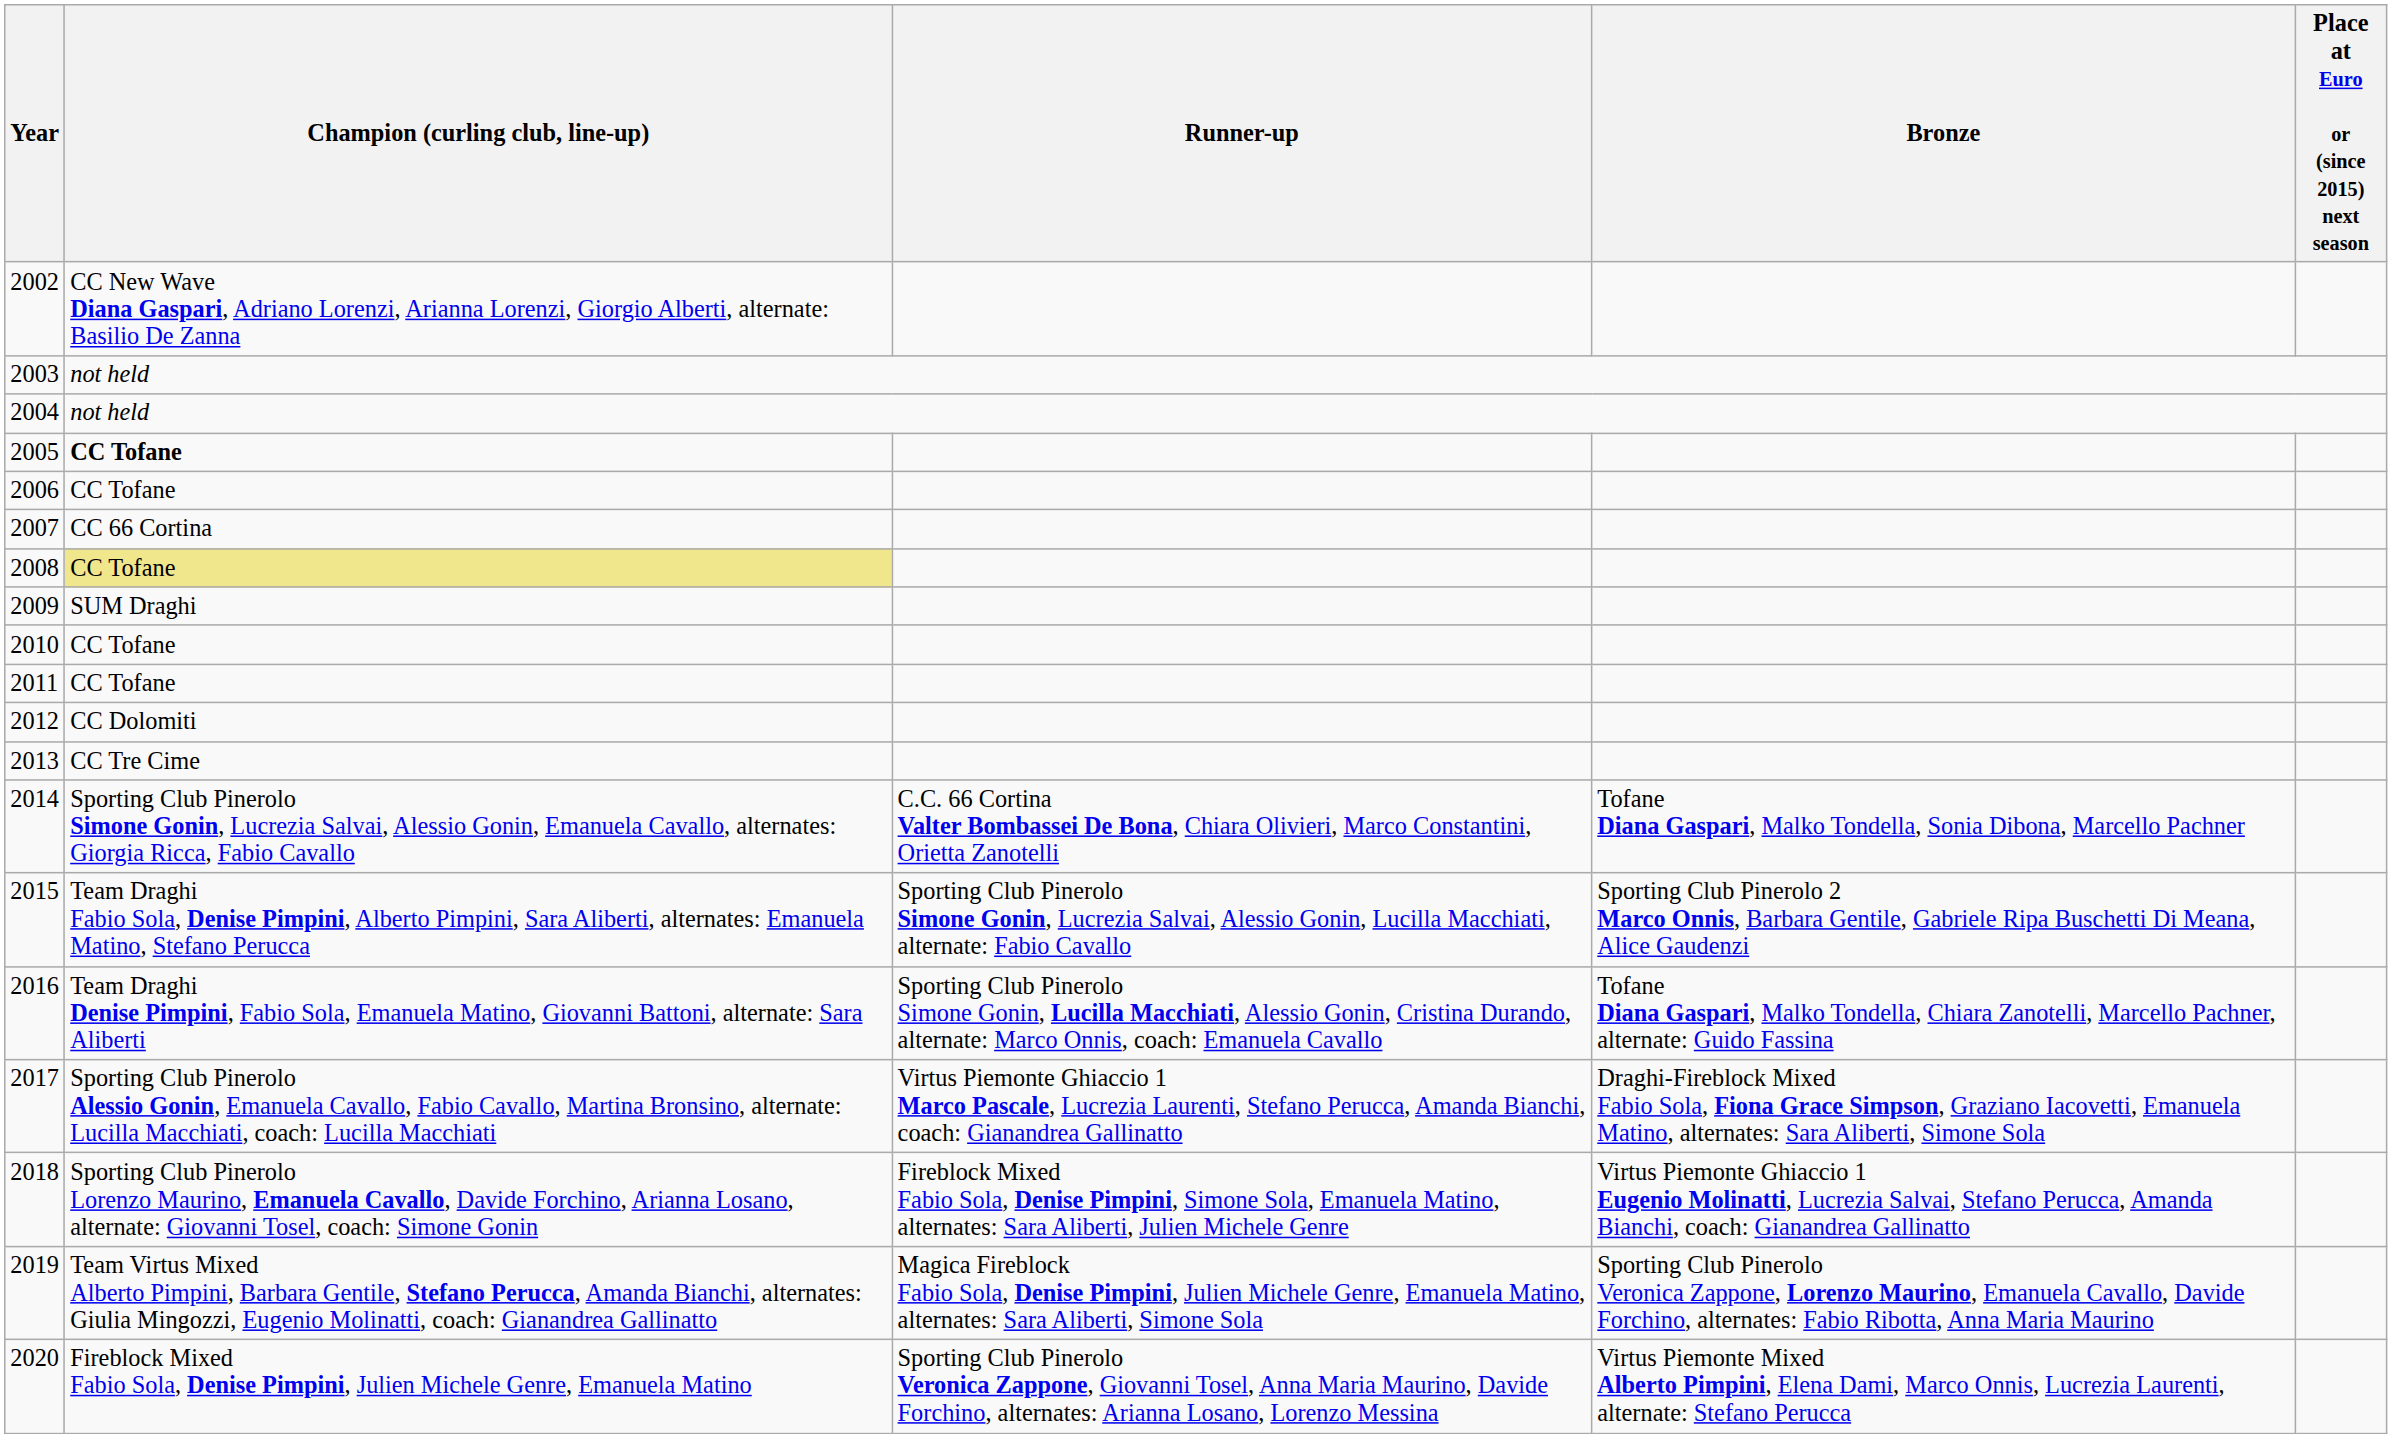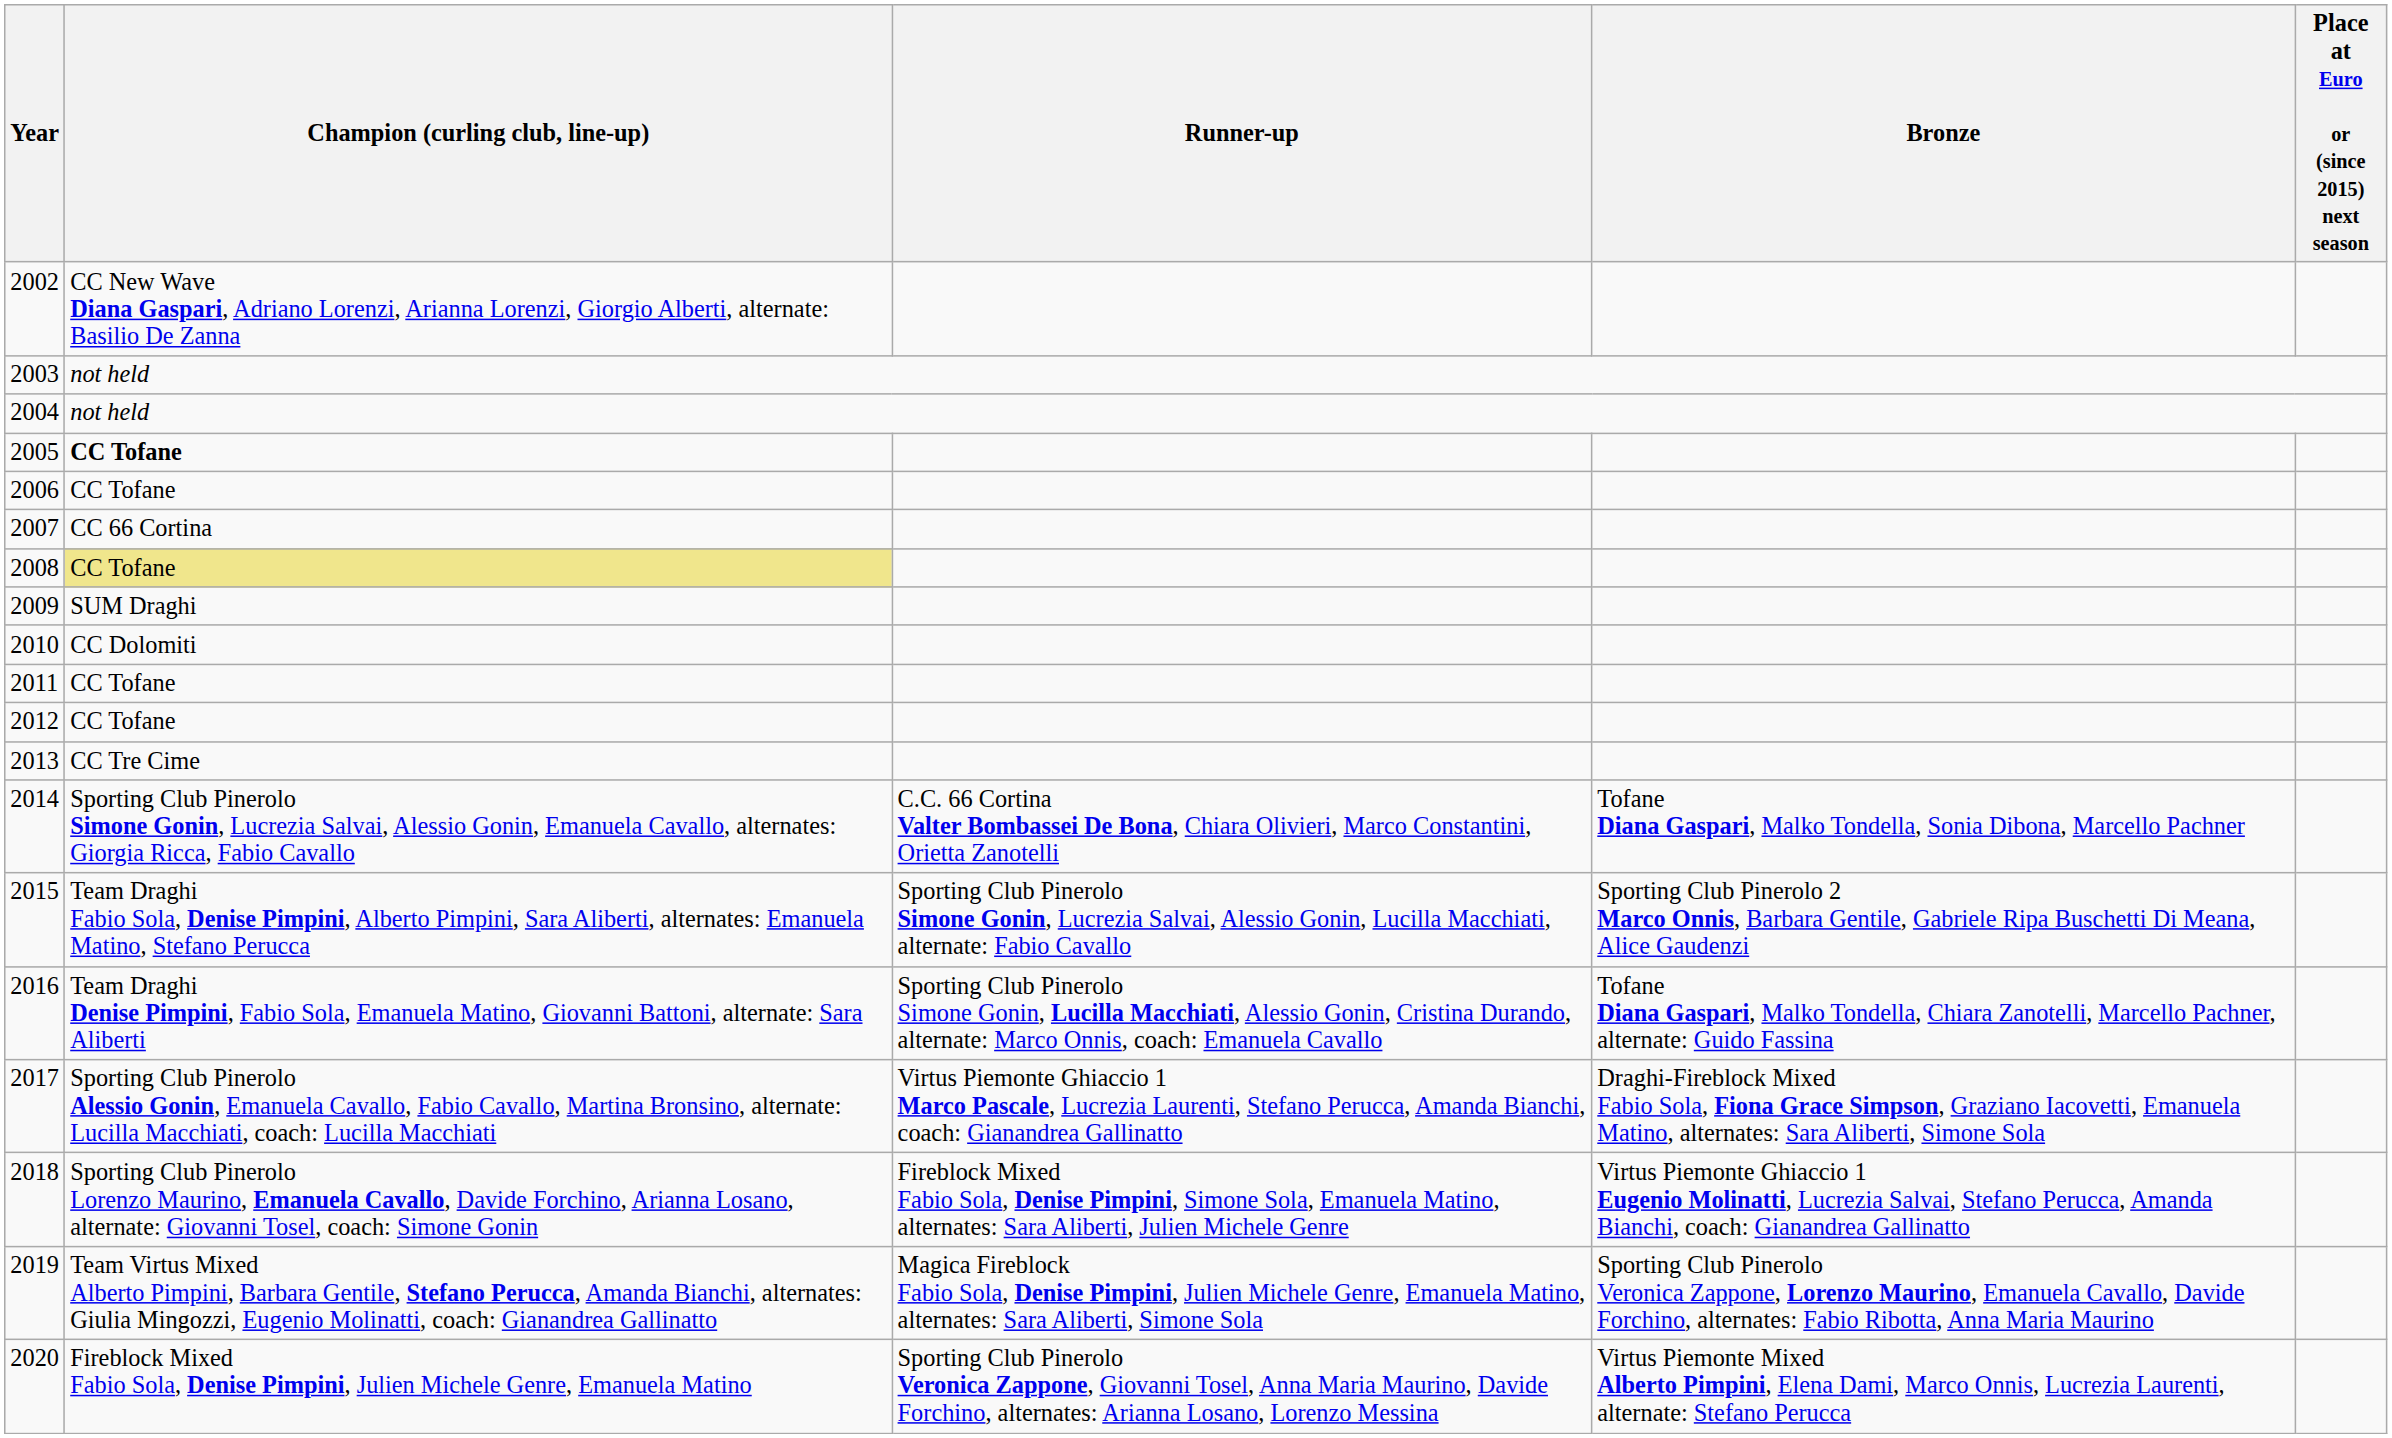(123, 644) CC Tofane -> (133, 644) CC Dolomiti
(133, 721) CC Dolomiti -> (123, 721) CC Tofane
